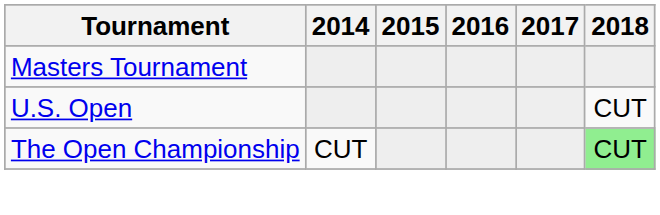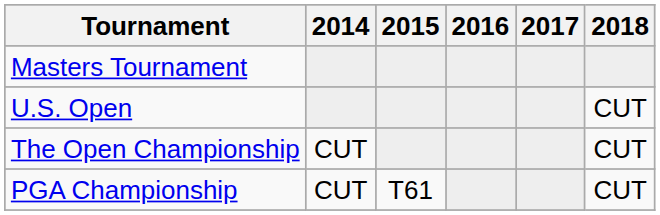(620, 149) lightgreen background -> (620, 149) no background
+ row: (124, 190)
